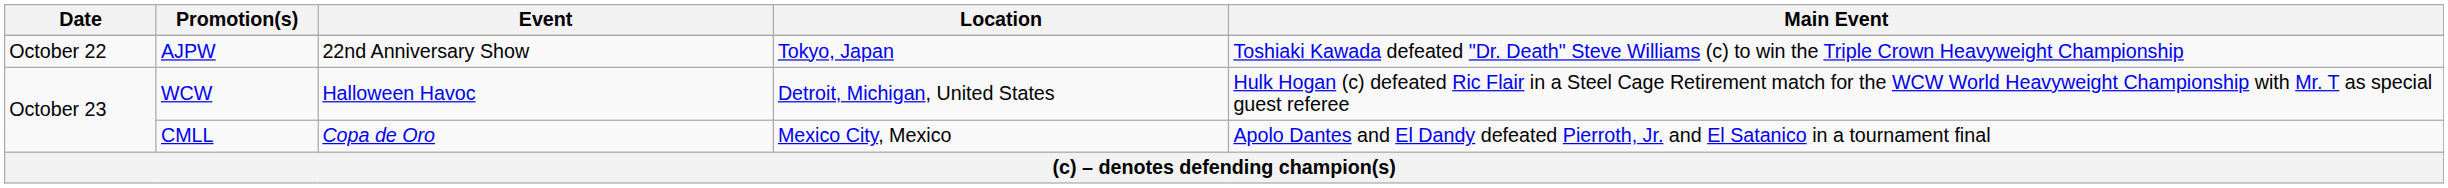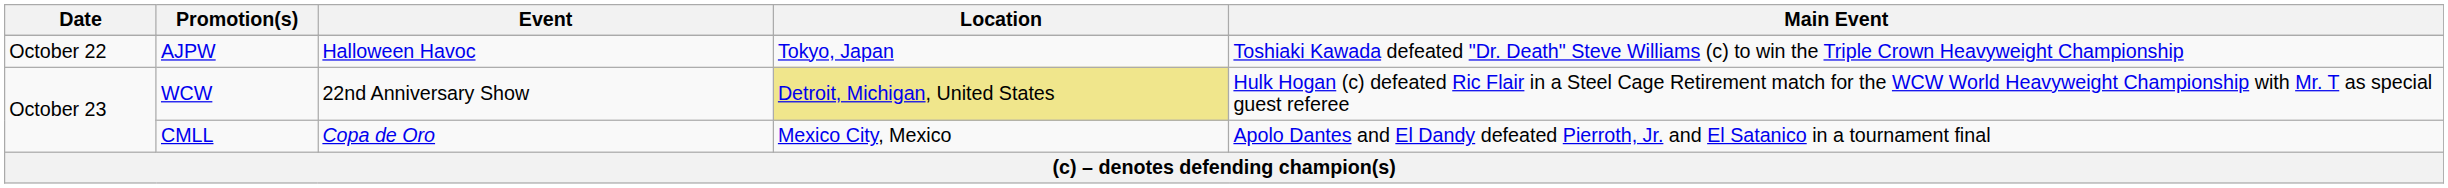(426, 51) 22nd Anniversary Show -> (399, 51) Halloween Havoc
(399, 93) Halloween Havoc -> (426, 93) 22nd Anniversary Show
(916, 93) no background -> (916, 93) khaki background
